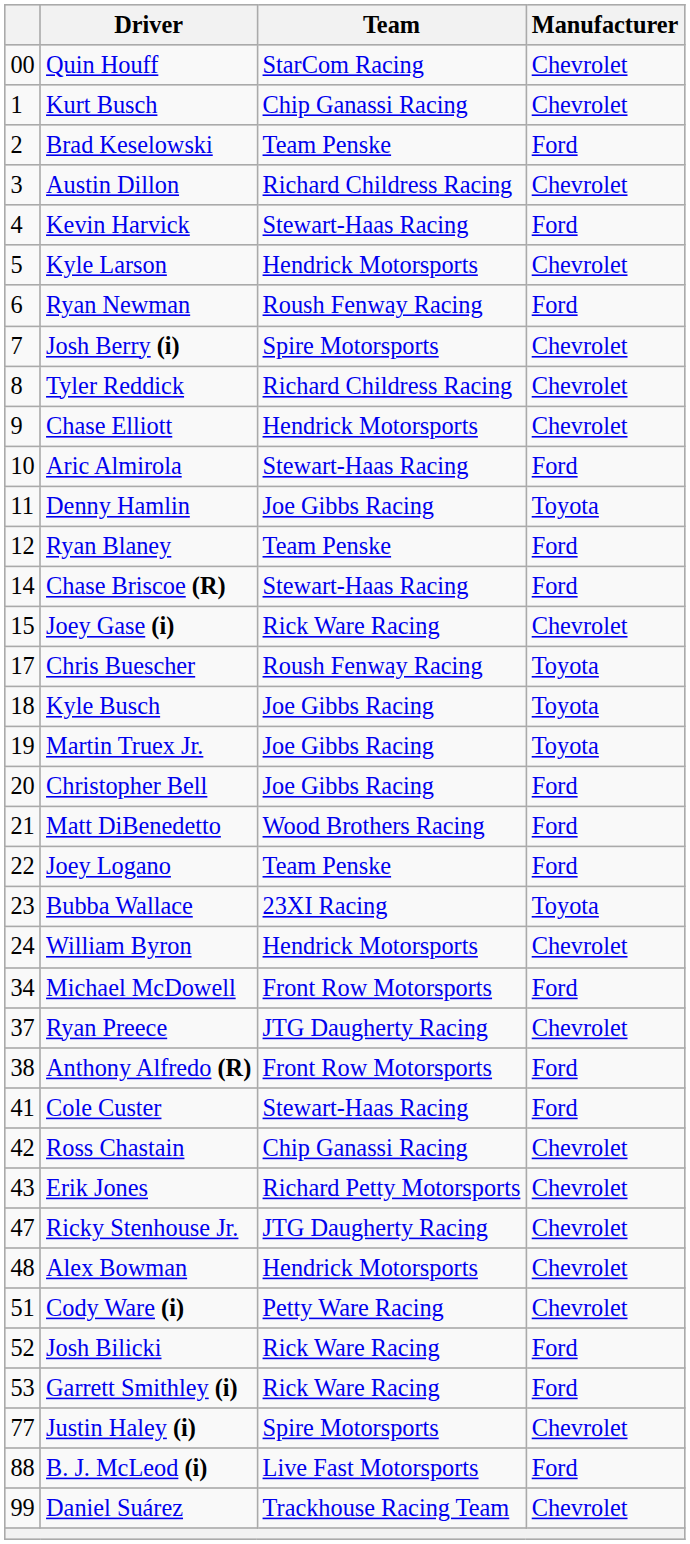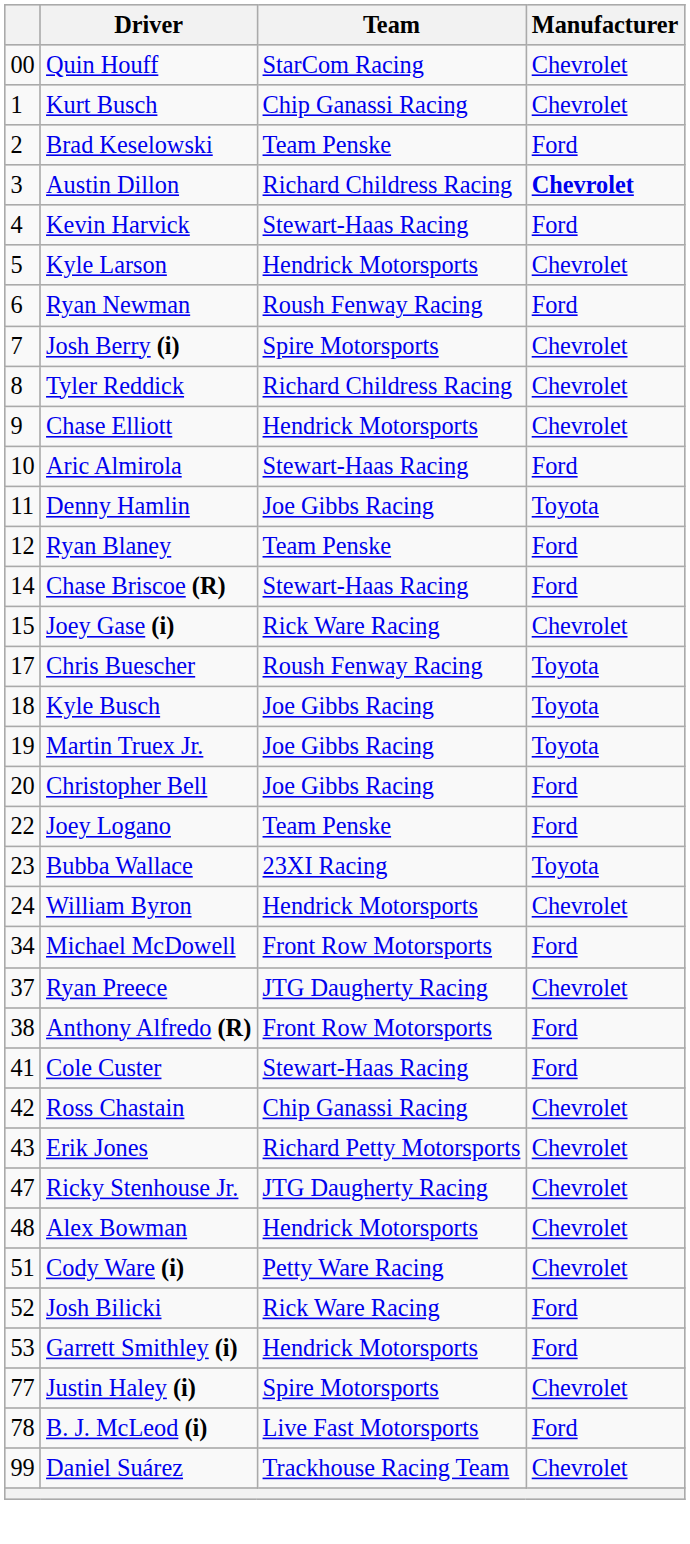(580, 185) normal -> (583, 185) bold
- row: (133, 826)
(351, 1388) Rick Ware Racing -> (370, 1348) Hendrick Motorsports
(23, 1468) 88 -> (23, 1428) 78
